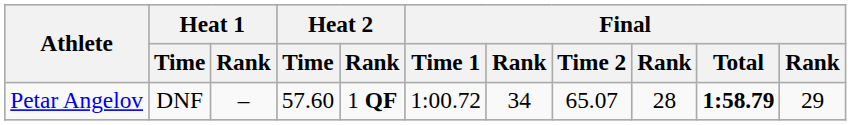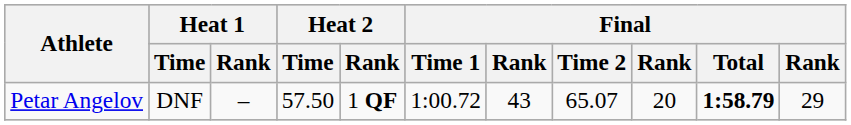(308, 101) 57.60 -> (308, 101) 57.50
(519, 101) 34 -> (519, 101) 43
(664, 101) 28 -> (664, 101) 20
